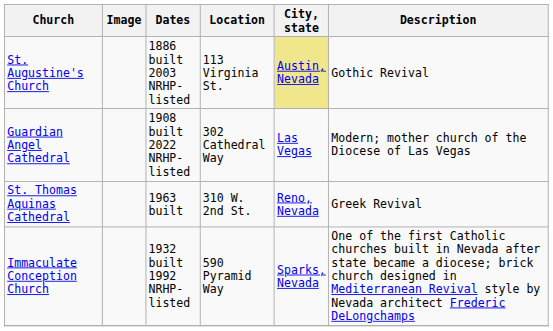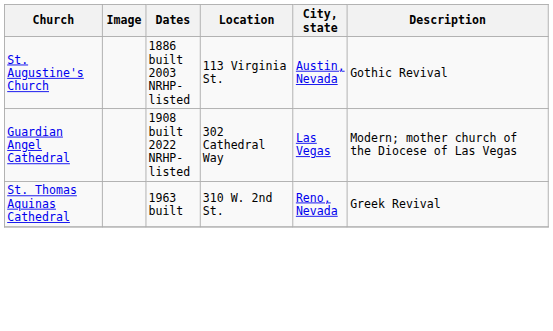(301, 73) khaki background -> (320, 73) no background
- row: (42, 276)
